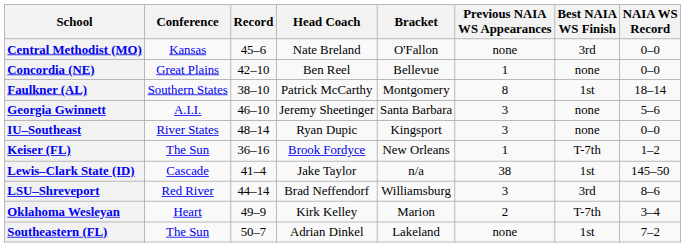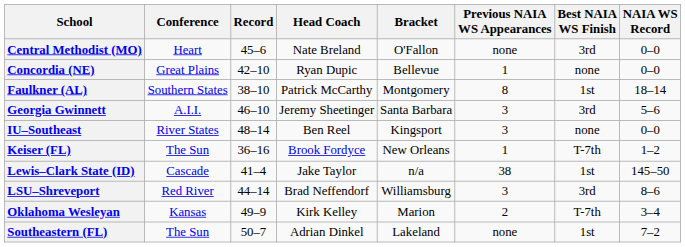(188, 49) Kansas -> (188, 49) Heart
(327, 69) Ben Reel -> (327, 69) Ryan Dupic
(587, 110) none -> (587, 110) 3rd
(327, 130) Ryan Dupic -> (327, 130) Ben Reel
(188, 211) Heart -> (188, 211) Kansas
